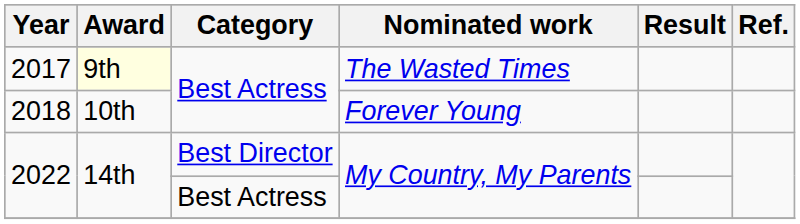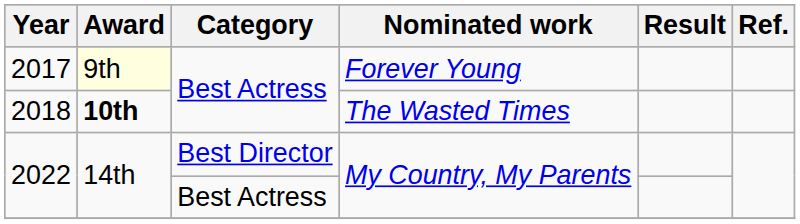(457, 68) The Wasted Times -> (433, 68) Forever Young
(109, 111) normal -> (111, 111) bold
(433, 111) Forever Young -> (457, 111) The Wasted Times
